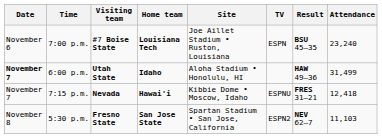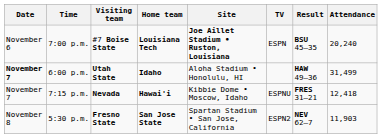(212, 44) normal -> (212, 44) bold
(343, 44) 23,240 -> (343, 44) 20,240
(343, 119) 11,103 -> (343, 119) 11,903
